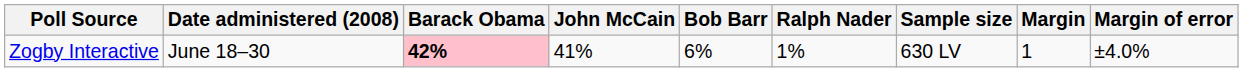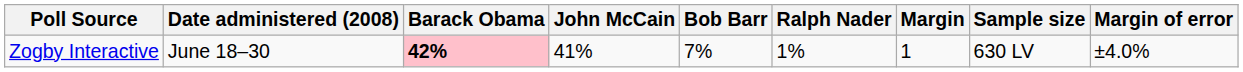columns swapped: (1053, 19) <-> (956, 19)
(698, 50) 6% -> (698, 50) 7%
